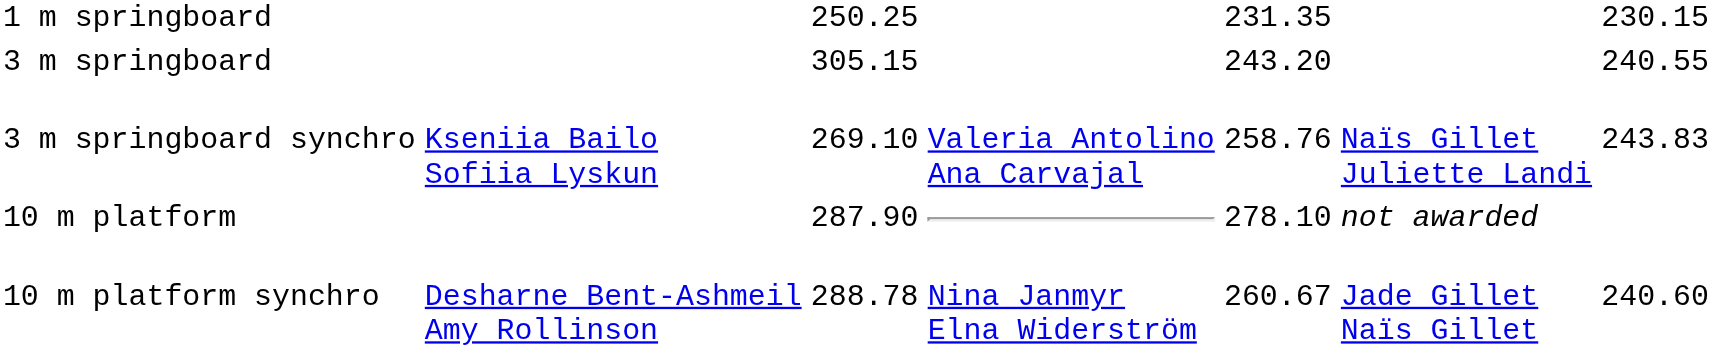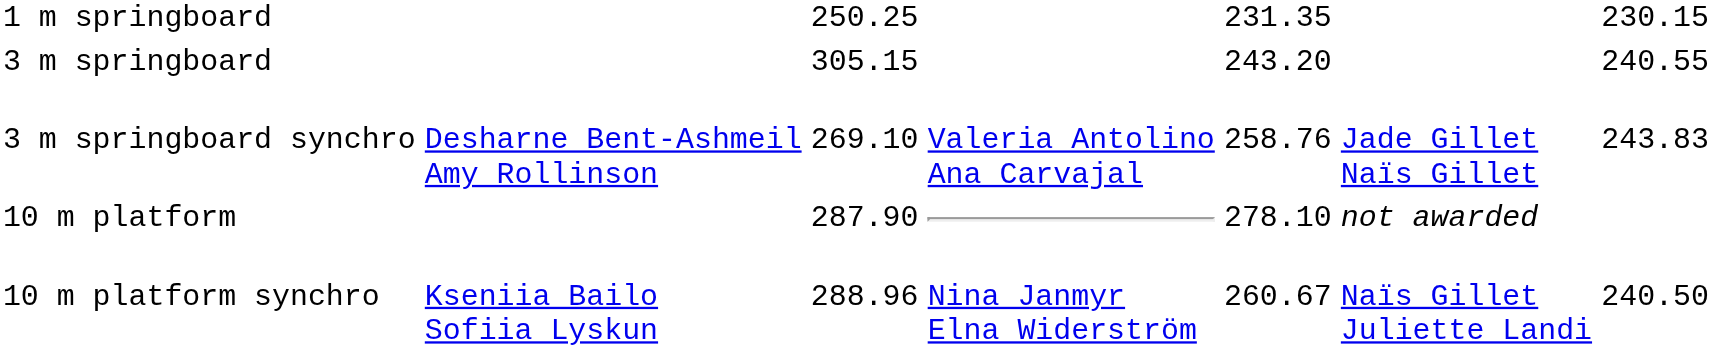(541, 157) Kseniia Bailo Sofiia Lyskun -> (613, 157) Desharne Bent-Ashmeil Amy Rollinson
(1466, 157) Naïs Gillet Juliette Landi -> (1440, 157) Jade Gillet Naïs Gillet
(613, 314) Desharne Bent-Ashmeil Amy Rollinson -> (541, 314) Kseniia Bailo Sofiia Lyskun
(865, 296) 288.78 -> (865, 296) 288.96
(1440, 314) Jade Gillet Naïs Gillet -> (1466, 314) Naïs Gillet Juliette Landi
(1655, 296) 240.60 -> (1655, 296) 240.50
